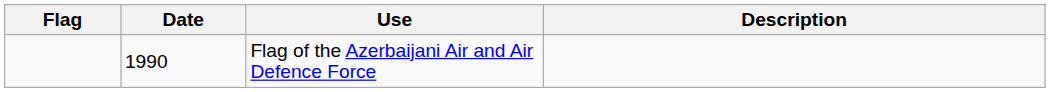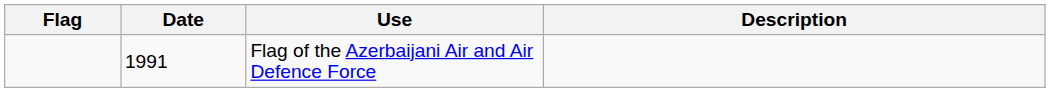(146, 60) 1990 -> (146, 60) 1991
